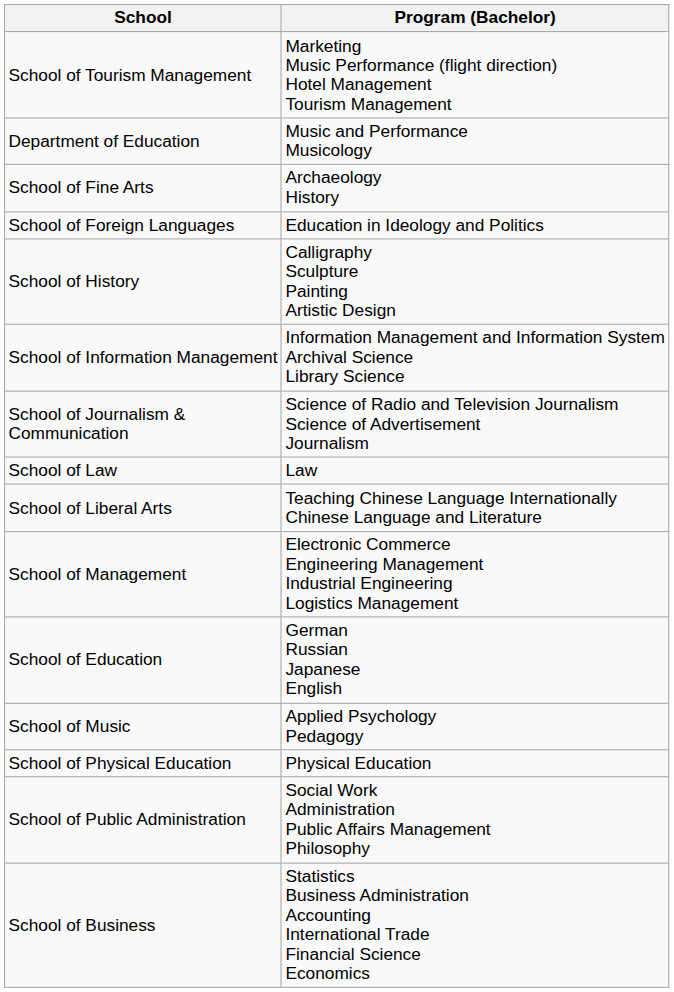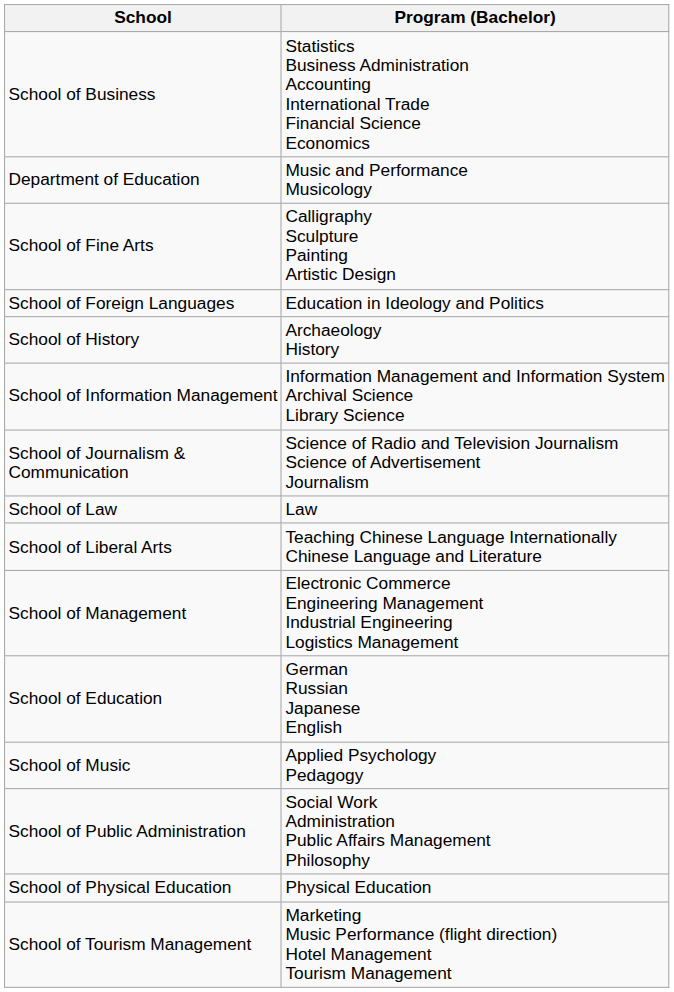rows swapped: (82, 924) <-> (130, 74)
(333, 187) Archaeology History -> (341, 246) Calligraphy Sculpture Painting Artistic Design
(341, 281) Calligraphy Sculpture Painting Artistic Design -> (333, 339) Archaeology History
rows swapped: (127, 819) <-> (120, 763)
